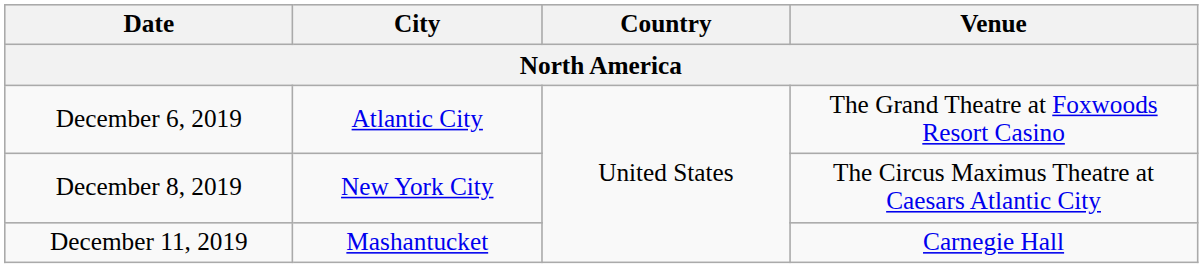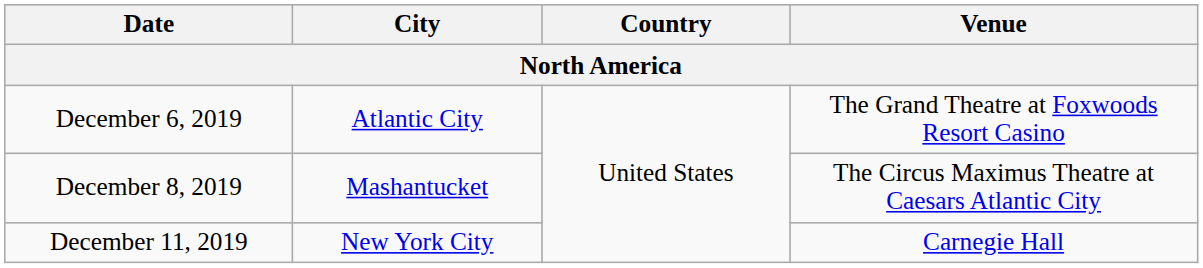(417, 187) New York City -> (417, 187) Mashantucket
(417, 241) Mashantucket -> (417, 241) New York City
